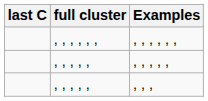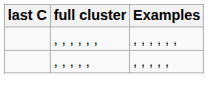- row: (143, 84)
